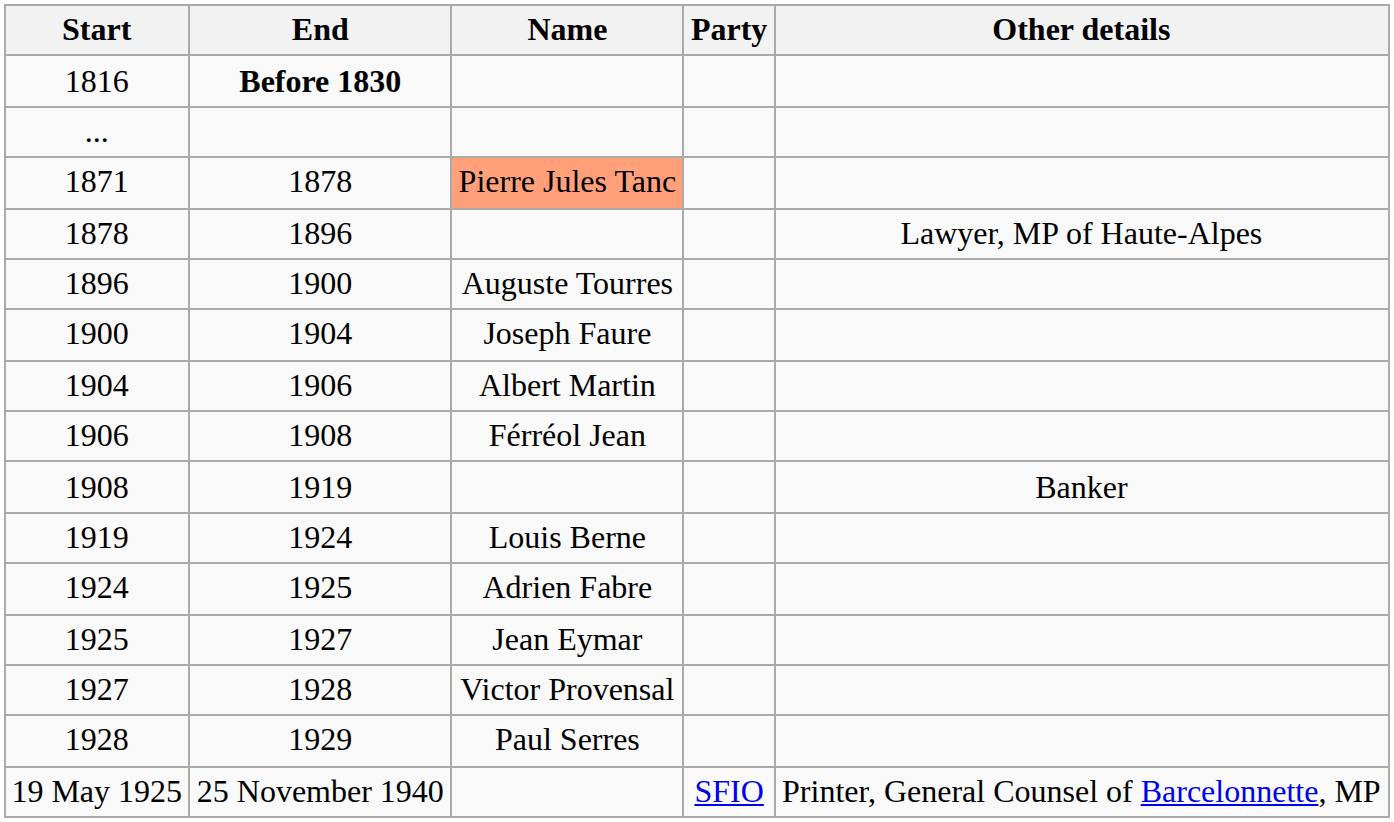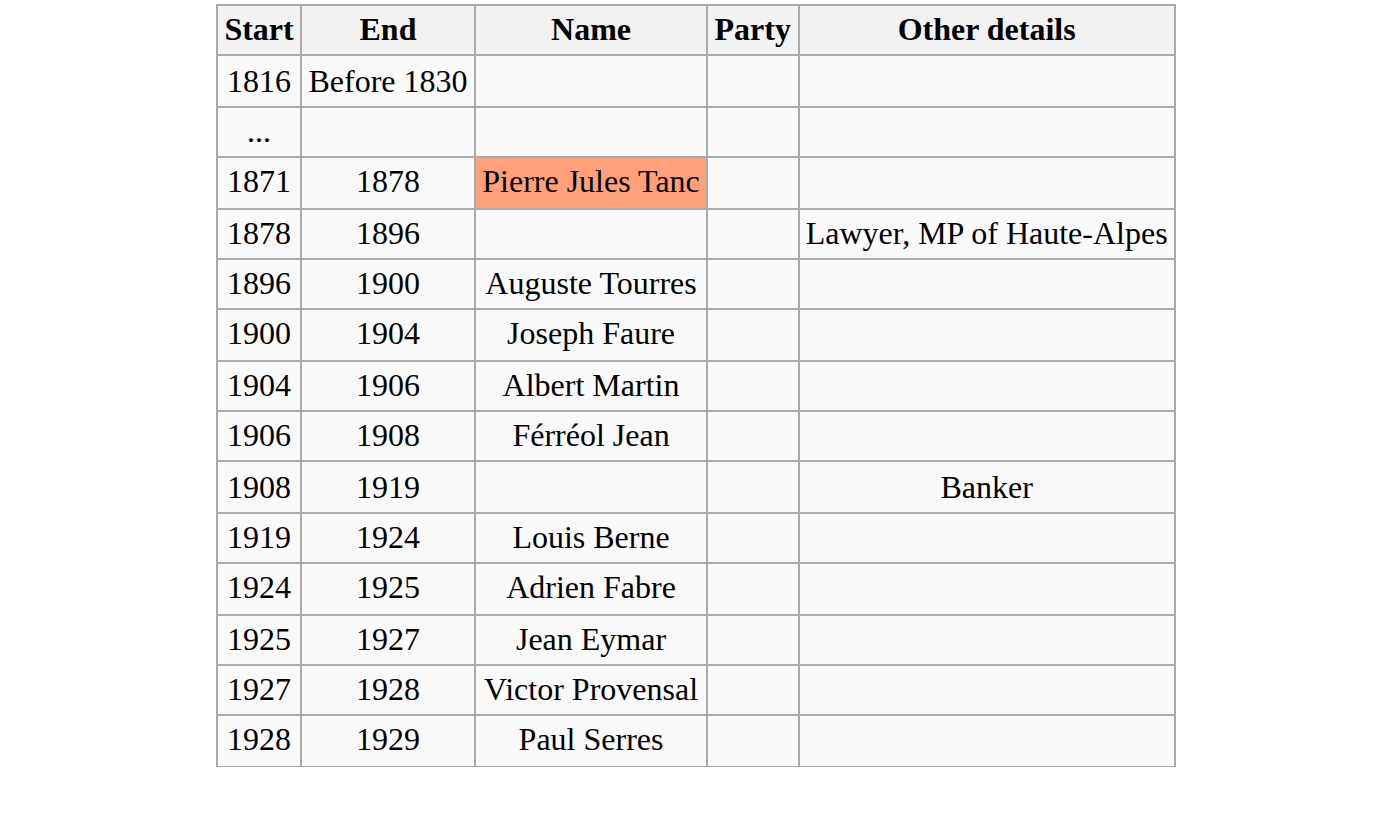(320, 80) bold -> (388, 80) normal
- row: (97, 791)
